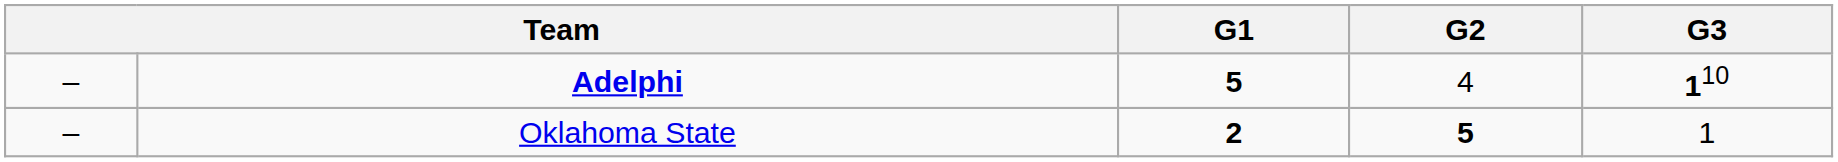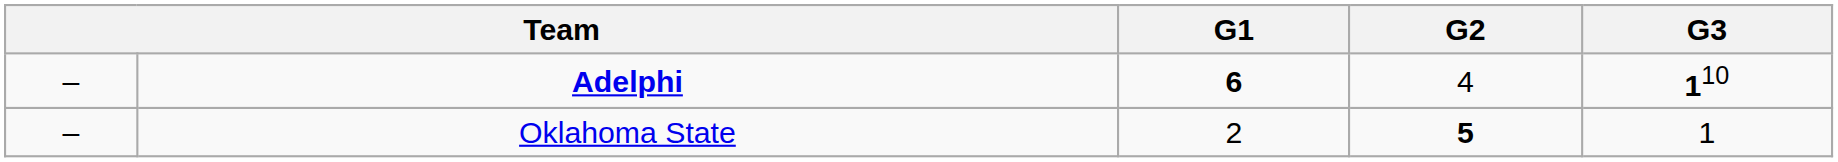(1234, 81) 5 -> (1234, 81) 6
(1234, 133) bold -> (1234, 133) normal
